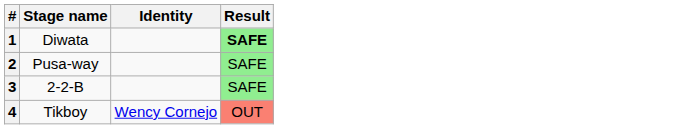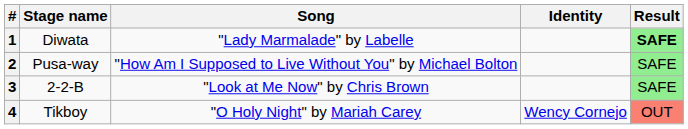+ column: (316, 16)
